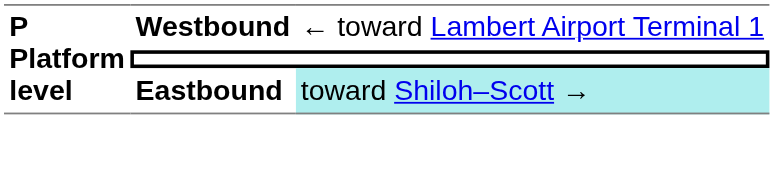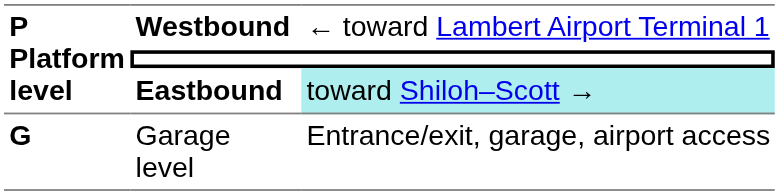+ row: (183, 151)
